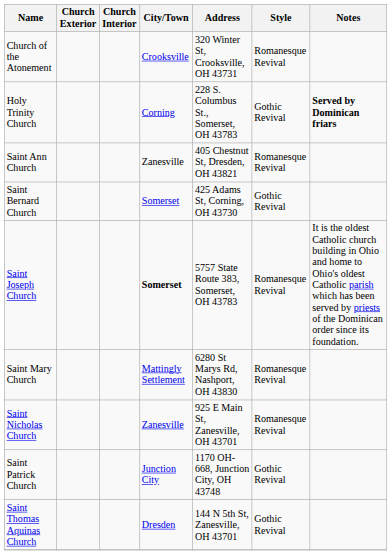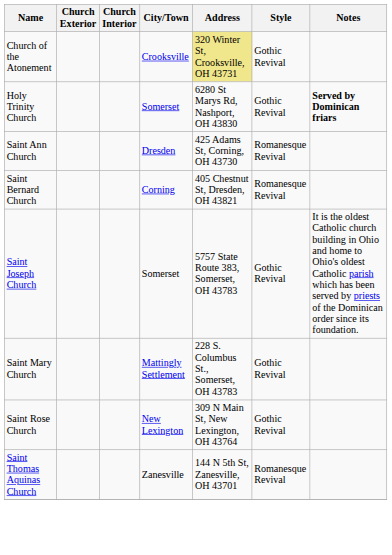(220, 56) no background -> (220, 56) khaki background
(280, 56) Romanesque Revival -> (270, 56) Gothic Revival
(158, 112) Corning -> (161, 106) Somerset
(216, 112) 228 S. Columbus St., Somerset, OH 43783 -> (216, 106) 6280 St Marys Rd, Nashport, OH 43830
(163, 162) Zanesville -> (159, 151) Dresden
(222, 162) 405 Chestnut St, Dresden, OH 43821 -> (220, 151) 425 Adams St, Corning, OH 43730
(161, 201) Somerset -> (158, 189) Corning
(220, 201) 425 Adams St, Corning, OH 43730 -> (222, 189) 405 Chestnut St, Dresden, OH 43821
(270, 201) Gothic Revival -> (280, 189) Romanesque Revival
(162, 285) bold -> (161, 273) normal
(280, 285) Romanesque Revival -> (270, 273) Gothic Revival
(216, 374) 6280 St Marys Rd, Nashport, OH 43830 -> (216, 369) 228 S. Columbus St., Somerset, OH 43783
(280, 374) Romanesque Revival -> (270, 369) Gothic Revival
- row: (25, 424)
- row: (21, 474)
+ row: (28, 424)
(159, 524) Dresden -> (163, 474) Zanesville
(270, 524) Gothic Revival -> (280, 474) Romanesque Revival
